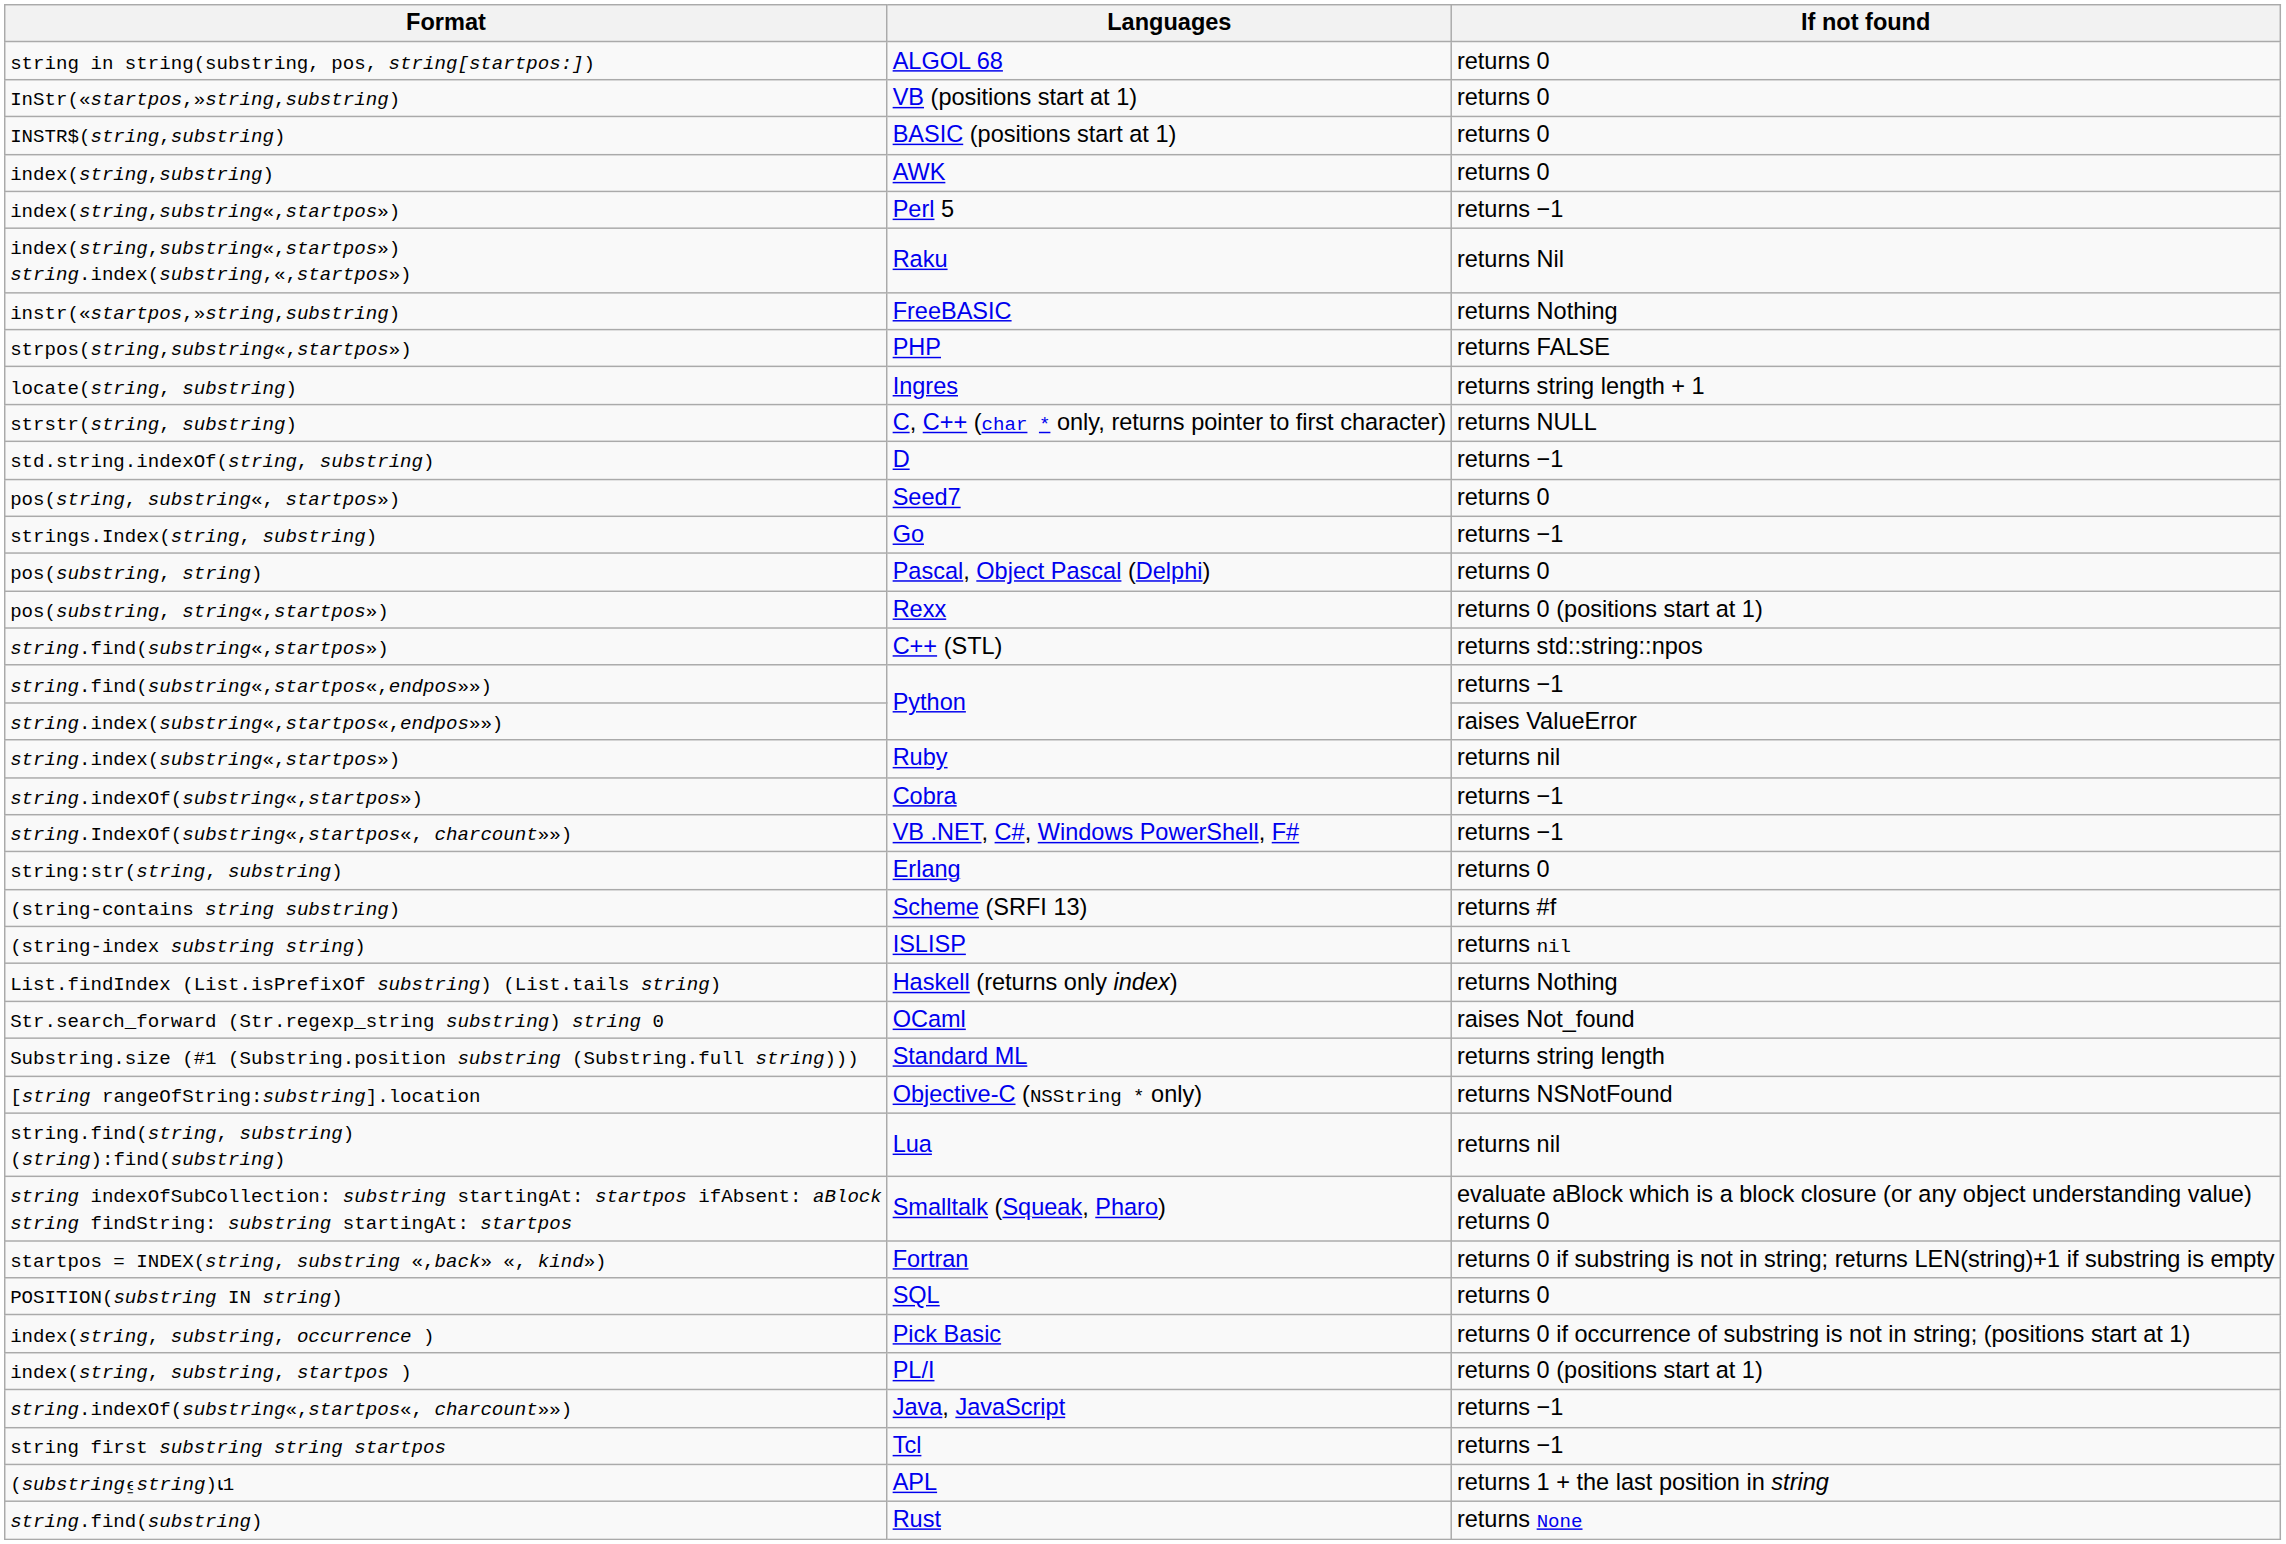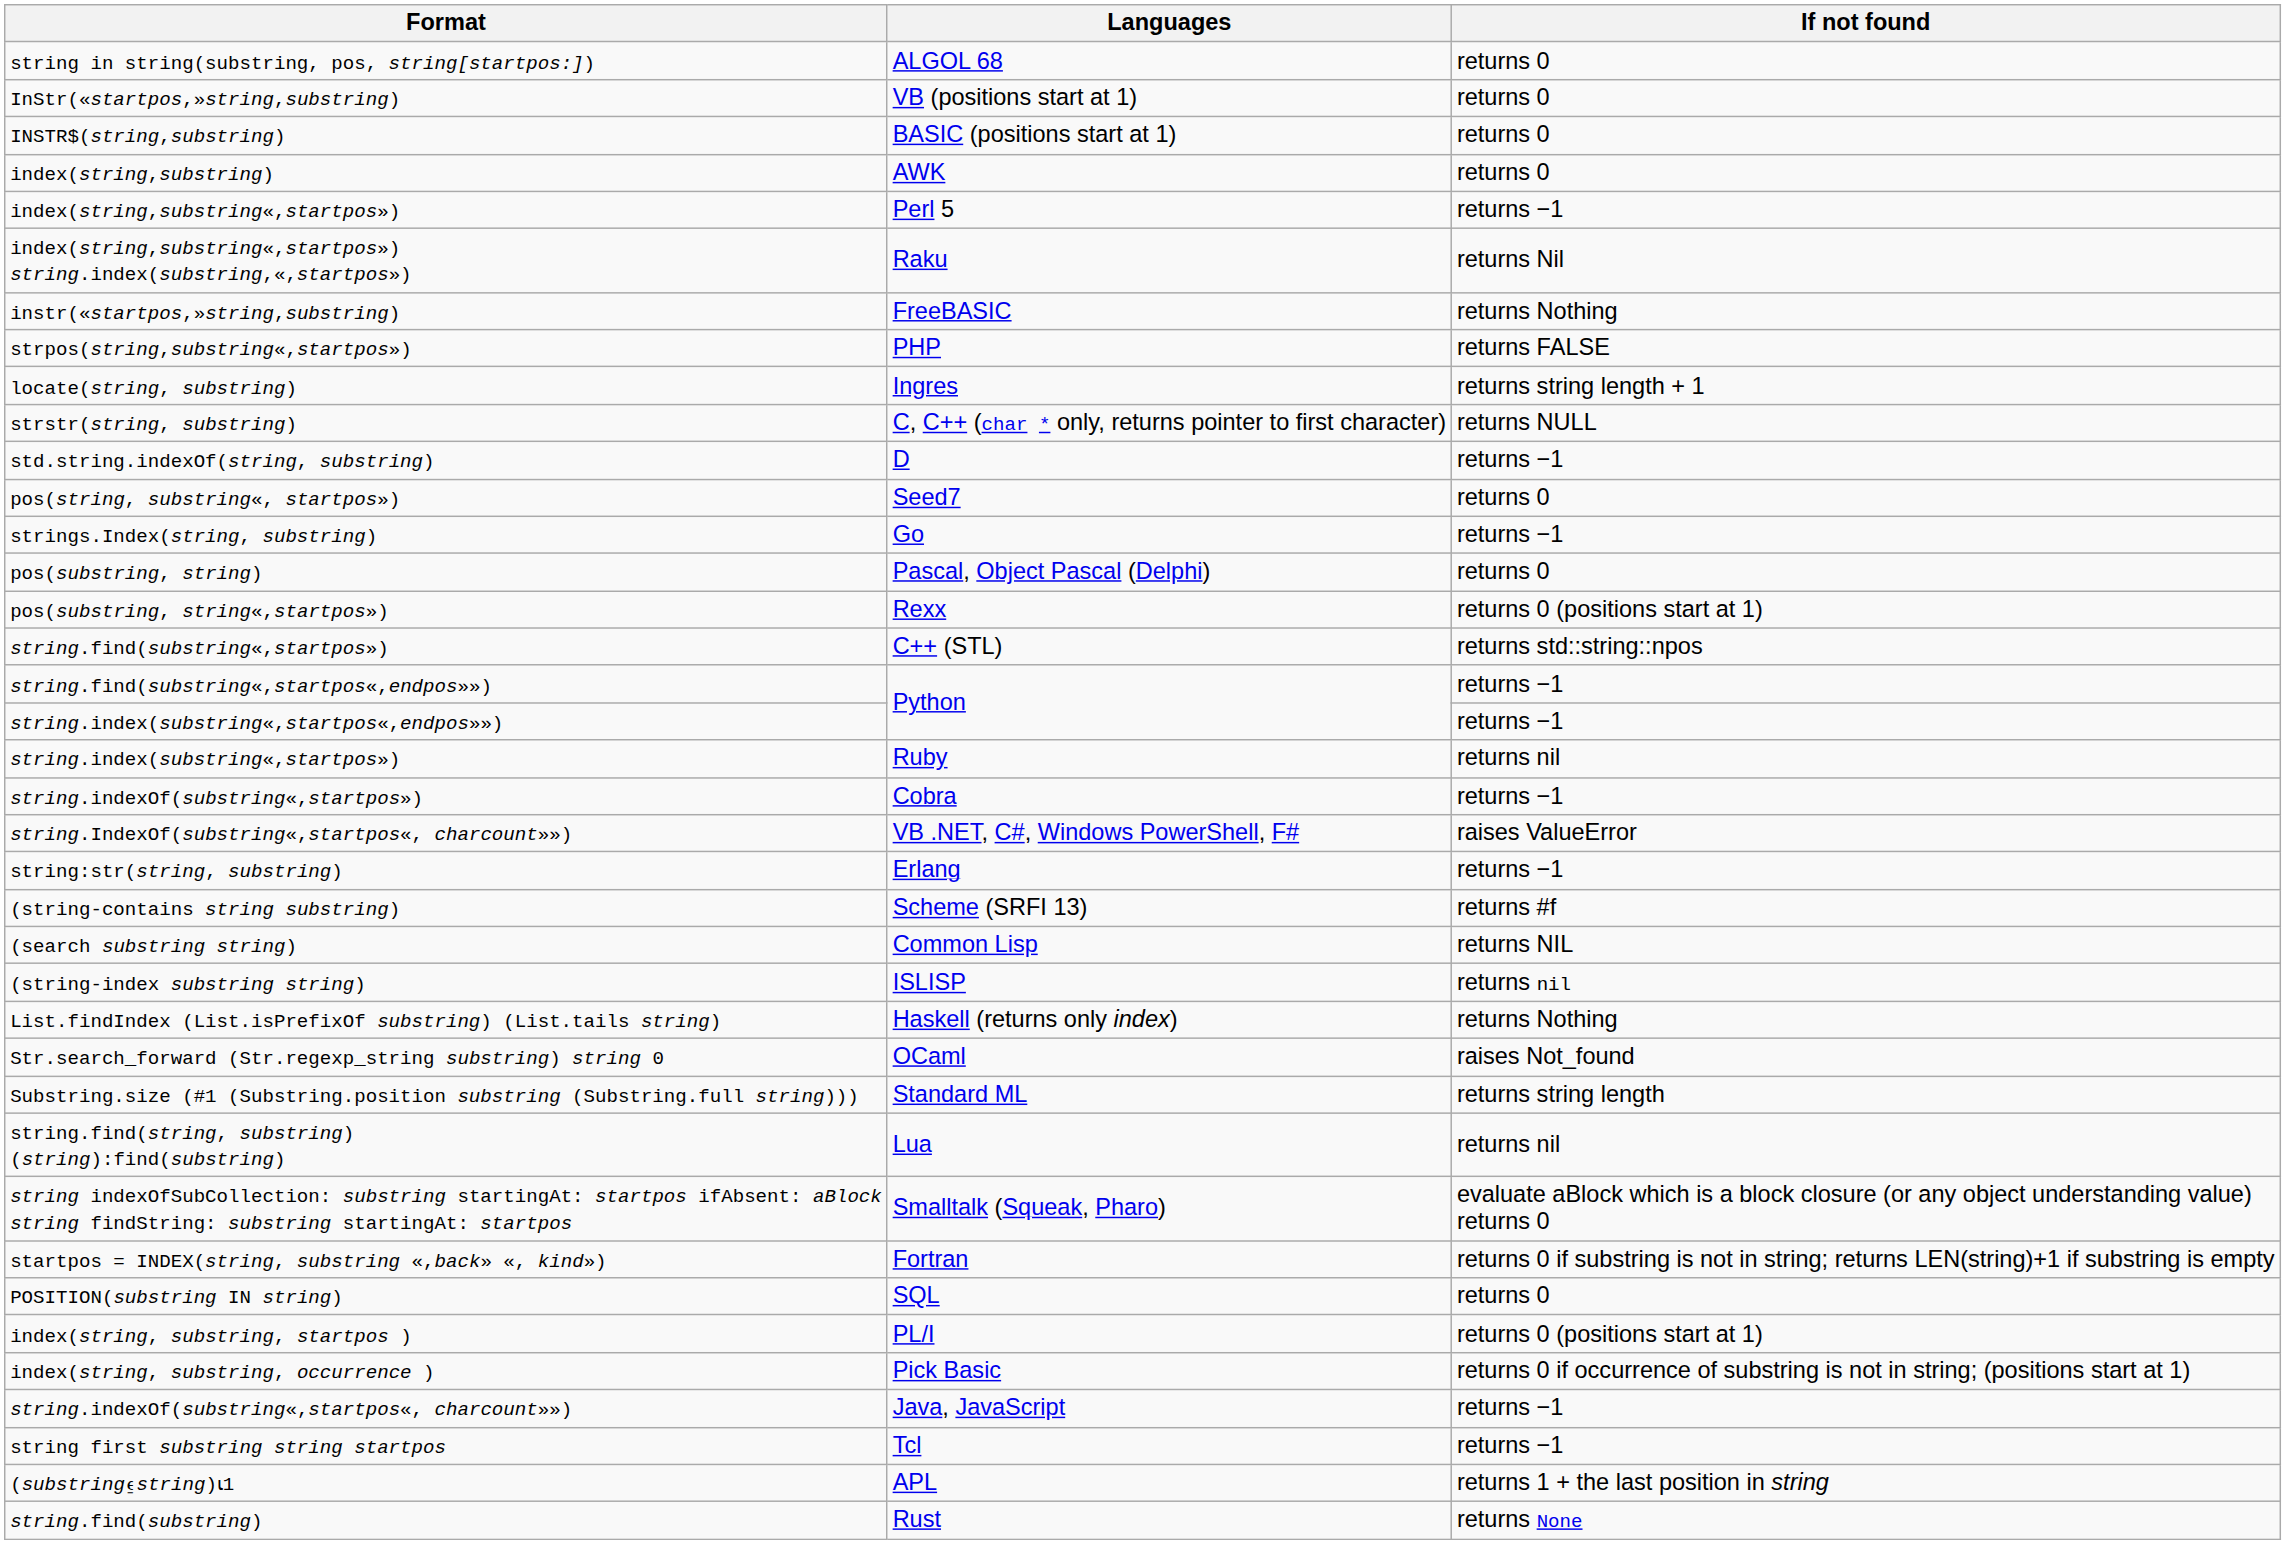(1547, 721) raises ValueError -> (1510, 721) returns −1
(1510, 832) returns −1 -> (1547, 832) raises ValueError
(1503, 870) returns 0 -> (1510, 870) returns −1
+ row: (154, 947)
- row: (245, 1096)
rows swapped: (211, 1373) <-> (222, 1336)
